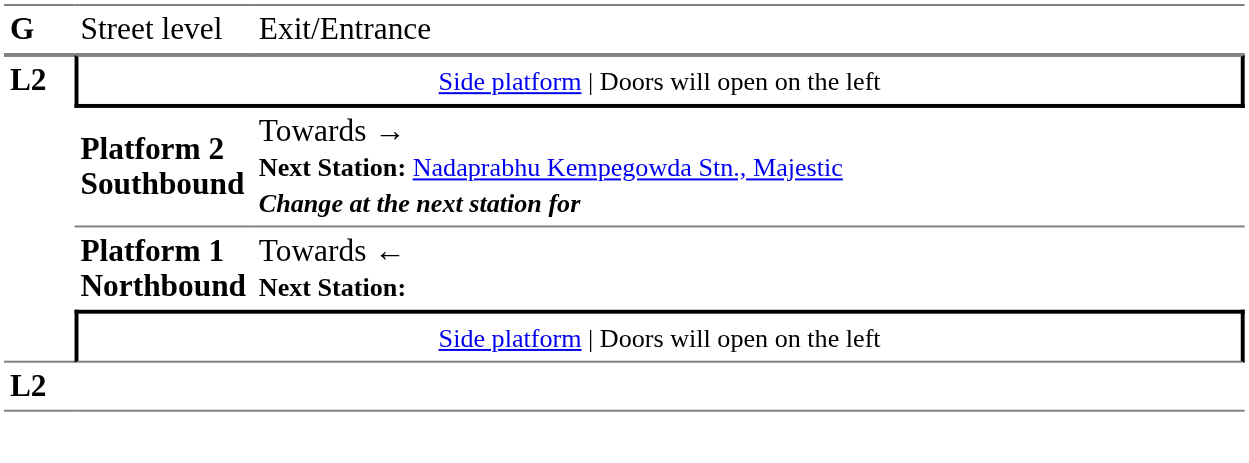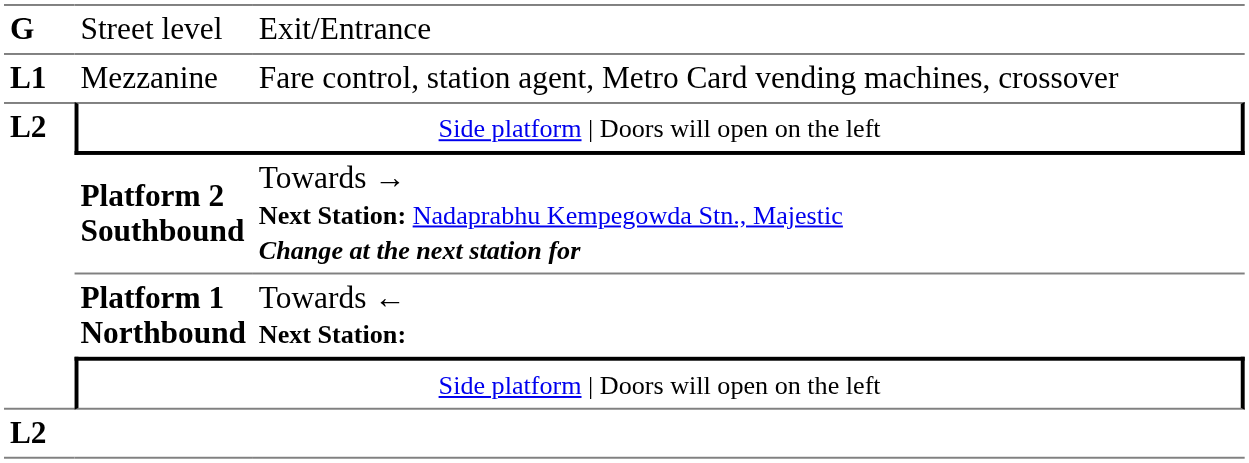+ row: (149, 78)
